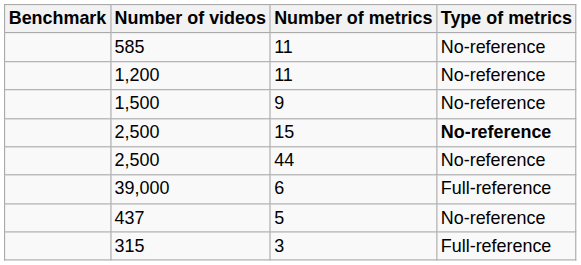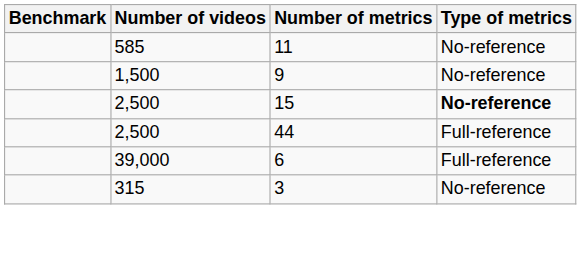- row: (137, 75)
(493, 160) No-reference -> (496, 132) Full-reference
- row: (130, 217)
(496, 246) Full-reference -> (493, 189) No-reference
